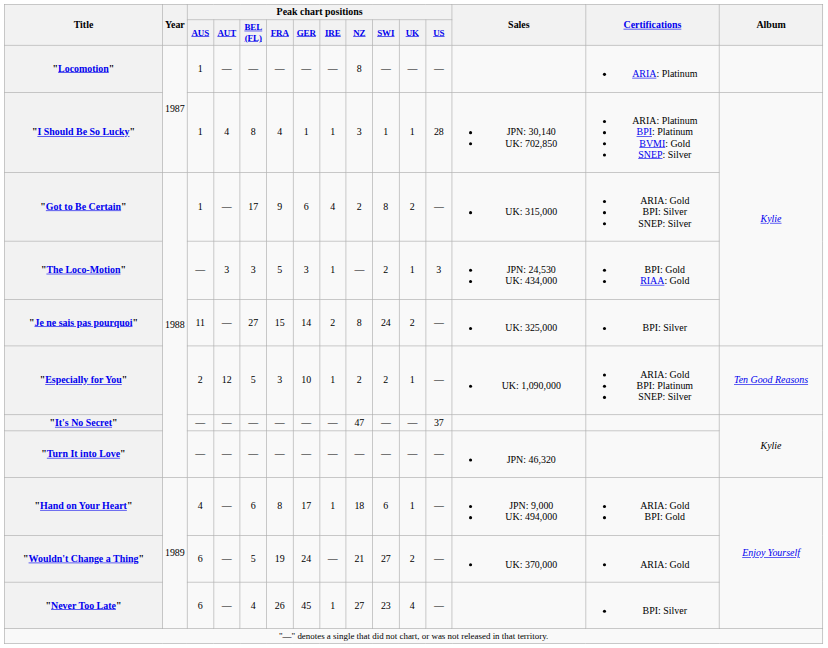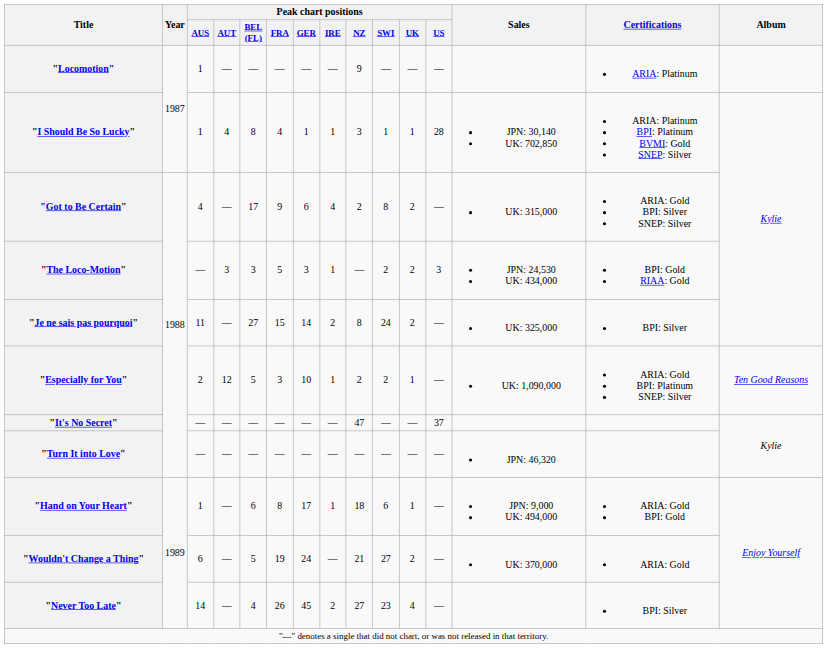(359, 68) 8 -> (359, 68) 9
(200, 206) 1 -> (200, 206) 4
(412, 270) 1 -> (412, 270) 2
(200, 506) 4 -> (200, 506) 1
(200, 605) 6 -> (200, 605) 14
(333, 605) 1 -> (333, 605) 2
